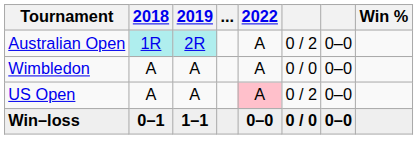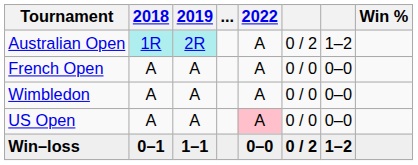(338, 43) 0–0 -> (338, 43) 1–2
+ row: (56, 69)
(301, 95) 0 / 2 -> (301, 120) 0 / 0
(301, 120) 0 / 0 -> (301, 146) 0 / 2
(338, 120) 0–0 -> (338, 146) 1–2
